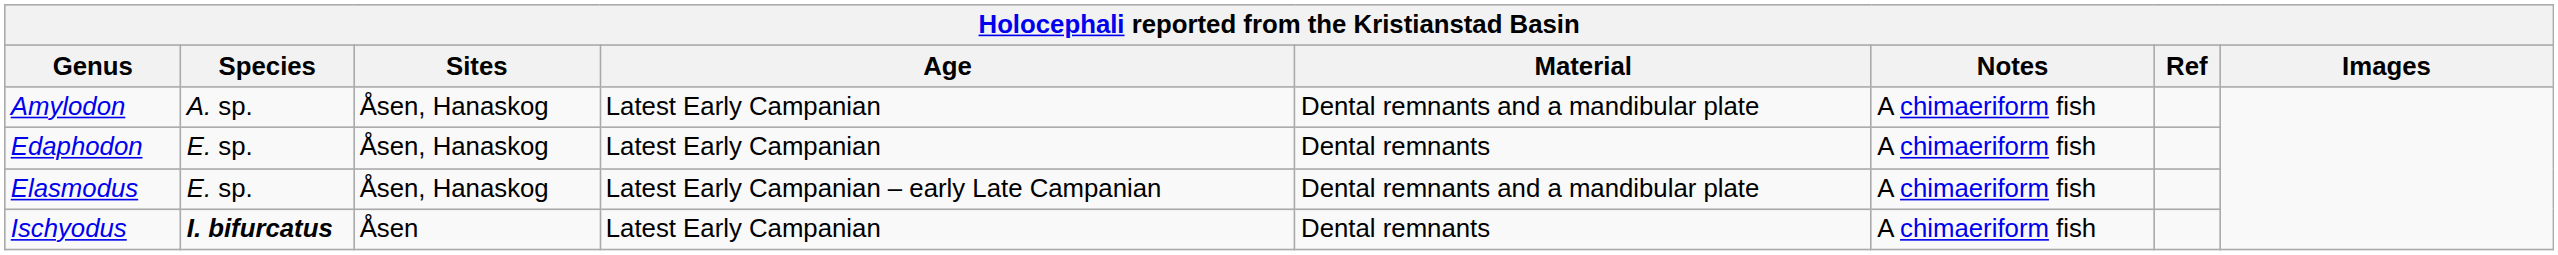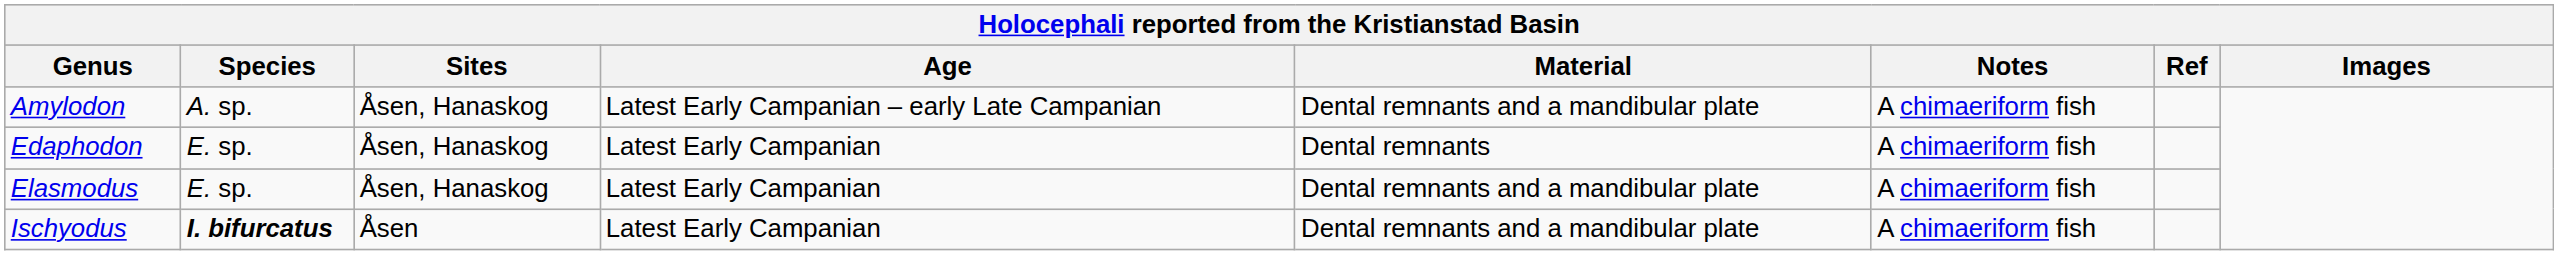(743, 106) Latest Early Campanian -> (884, 106) Latest Early Campanian – early Late Campanian
(884, 188) Latest Early Campanian – early Late Campanian -> (743, 188) Latest Early Campanian
(1396, 229) Dental remnants -> (1530, 229) Dental remnants and a mandibular plate
